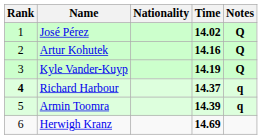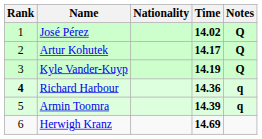(208, 50) 14.16 -> (208, 50) 14.17
(208, 87) 14.37 -> (208, 87) 14.36
